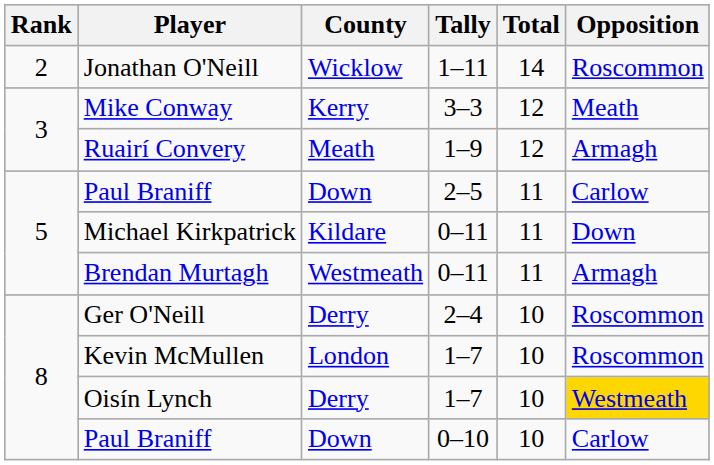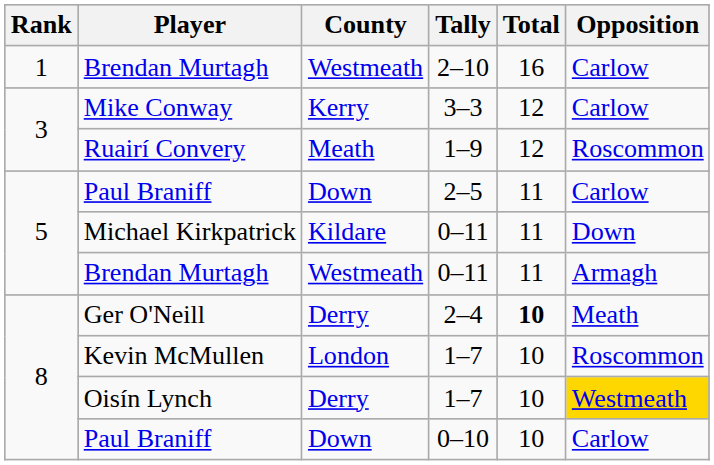+ row: (176, 66)
- row: (171, 66)
(605, 107) Meath -> (610, 107) Carlow
(615, 149) Armagh -> (638, 149) Roscommon
(531, 314) normal -> (531, 314) bold
(638, 314) Roscommon -> (605, 314) Meath
